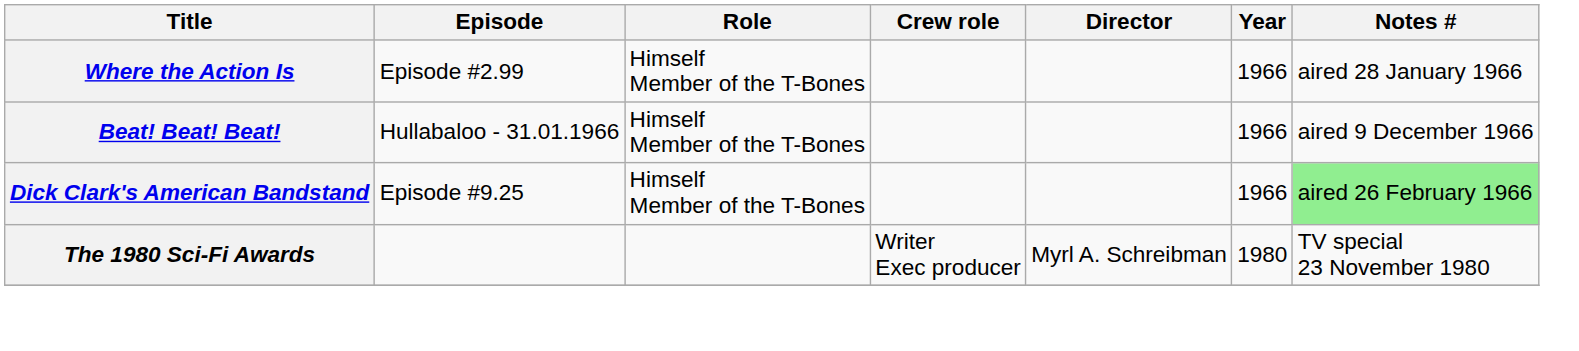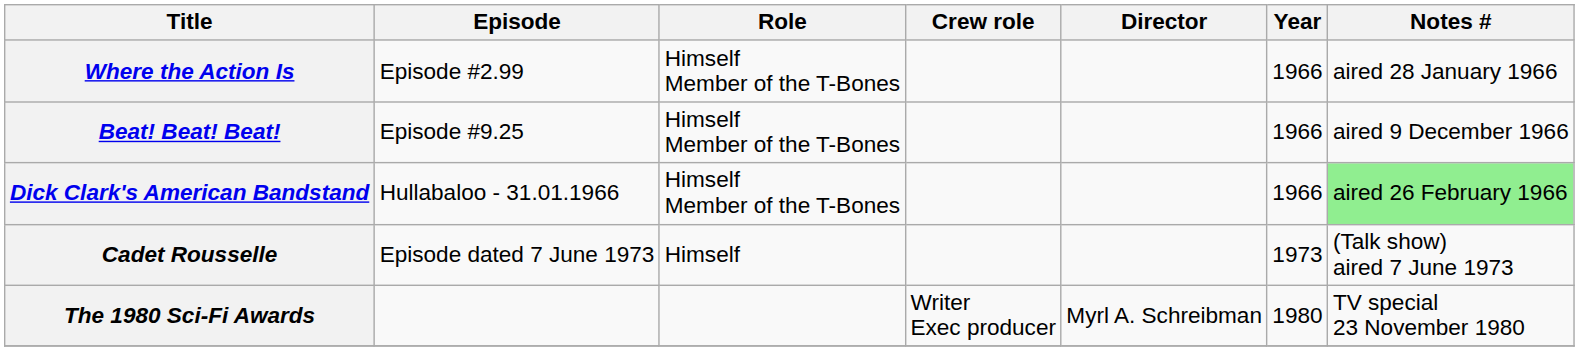(499, 132) Hullabaloo - 31.01.1966 -> (452, 132) Episode #9.25
(452, 193) Episode #9.25 -> (499, 193) Hullabaloo - 31.01.1966
+ row: (190, 254)
